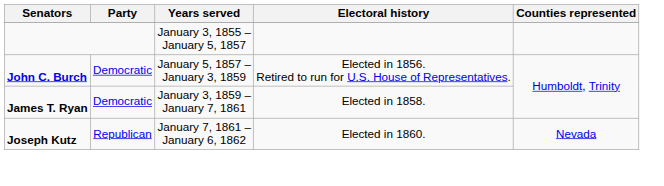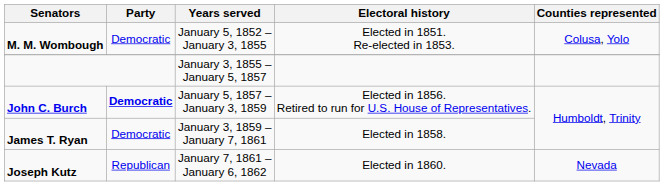+ row: (55, 45)
(122, 70) normal -> (141, 102) bold
